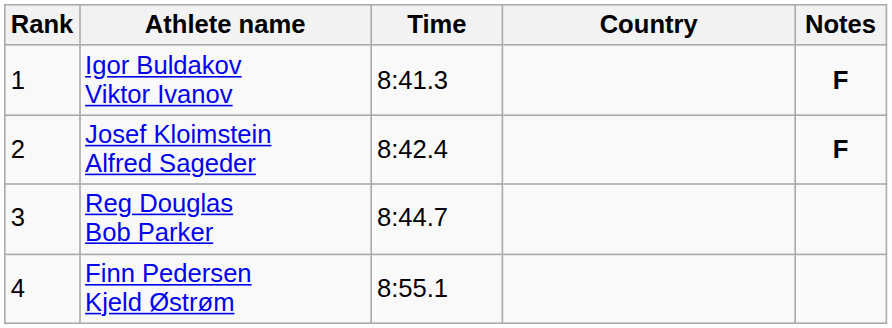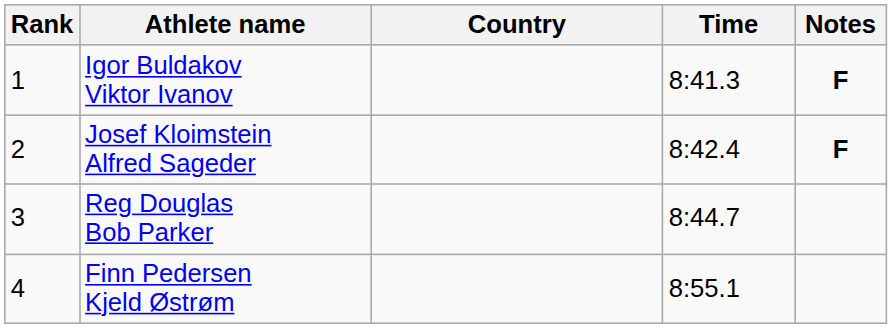columns swapped: (649, 24) <-> (437, 24)
